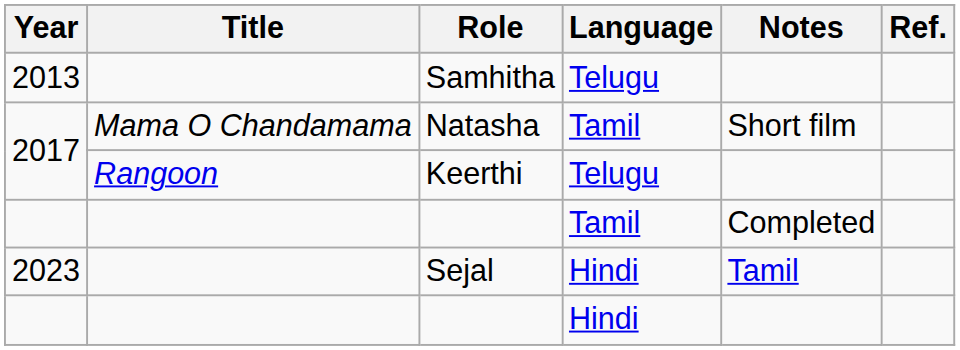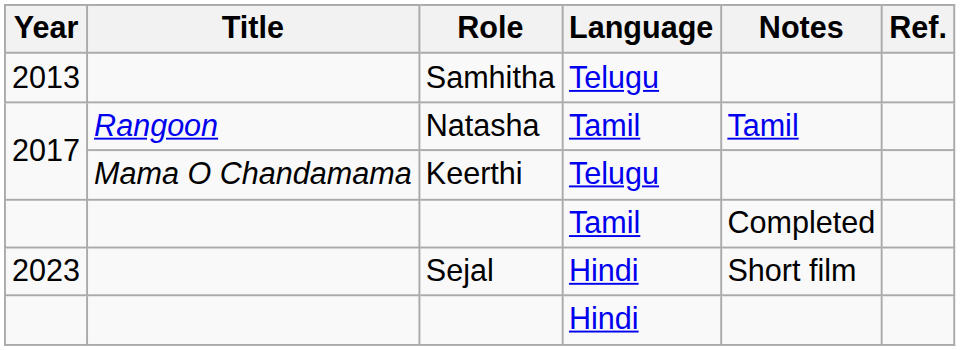(253, 125) Mama O Chandamama -> (156, 125) Rangoon
(792, 125) Short film -> (763, 125) Tamil
(156, 174) Rangoon -> (253, 174) Mama O Chandamama
(763, 271) Tamil -> (792, 271) Short film
